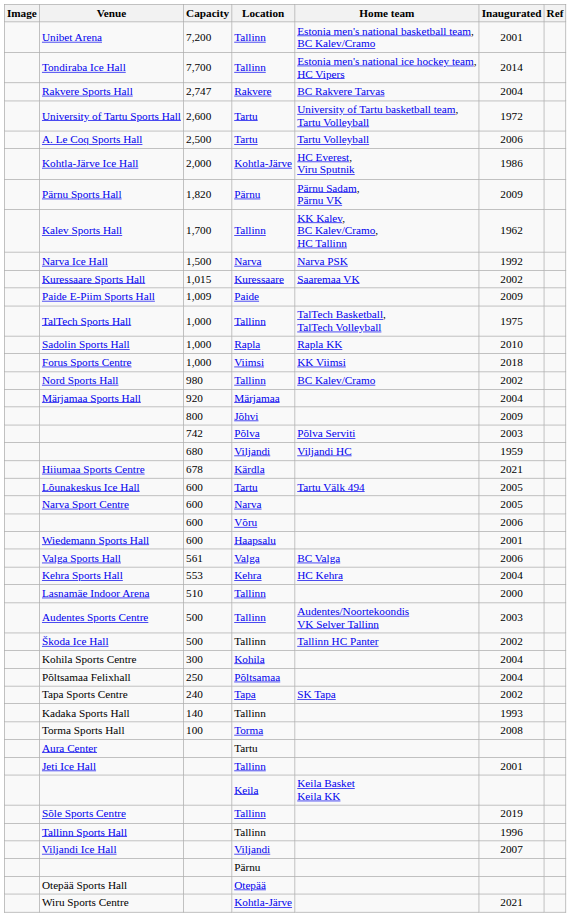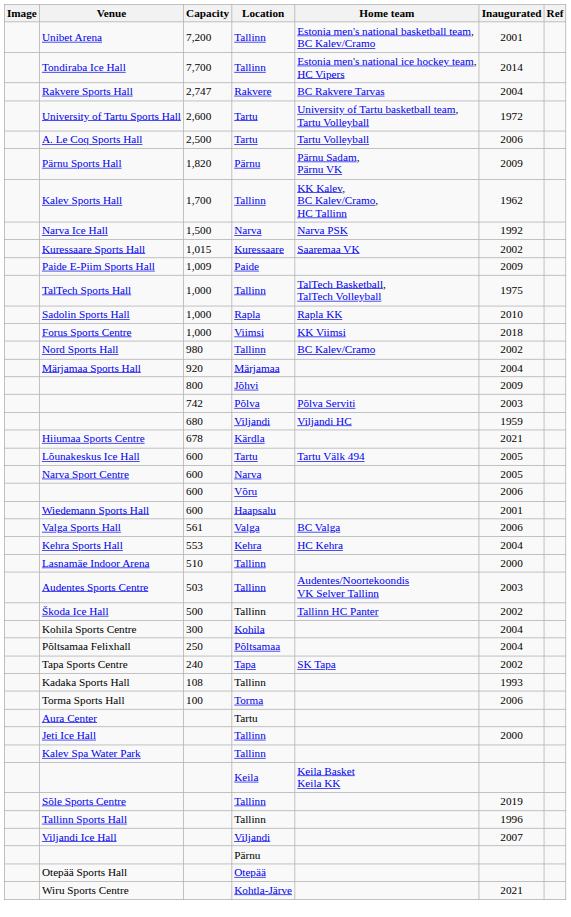- row: (90, 164)
(195, 617) 500 -> (195, 587) 503
(195, 712) 140 -> (195, 682) 108
(512, 730) 2008 -> (512, 700) 2006
(512, 766) 2001 -> (512, 735) 2000
+ row: (91, 753)
